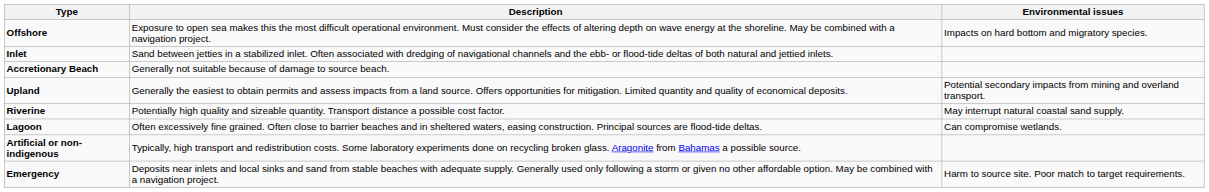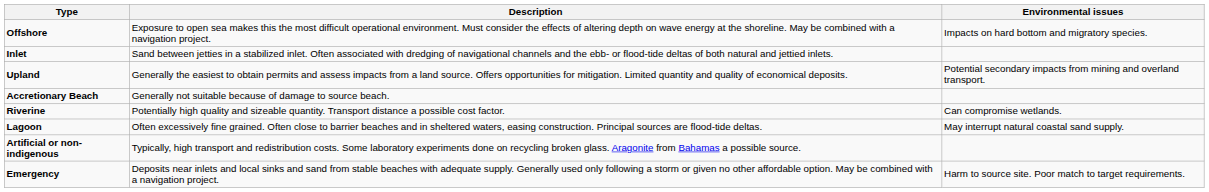rows swapped: (52, 69) <-> (23, 90)
(1034, 111) May interrupt natural coastal sand supply. -> (1003, 111) Can compromise wetlands.
(1003, 127) Can compromise wetlands. -> (1034, 127) May interrupt natural coastal sand supply.
